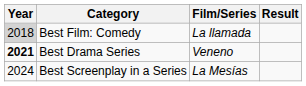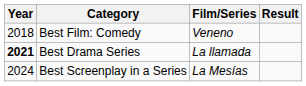(20, 33) lightgrey background -> (20, 33) no background
(222, 33) La llamada -> (213, 33) Veneno
(213, 52) Veneno -> (222, 52) La llamada
